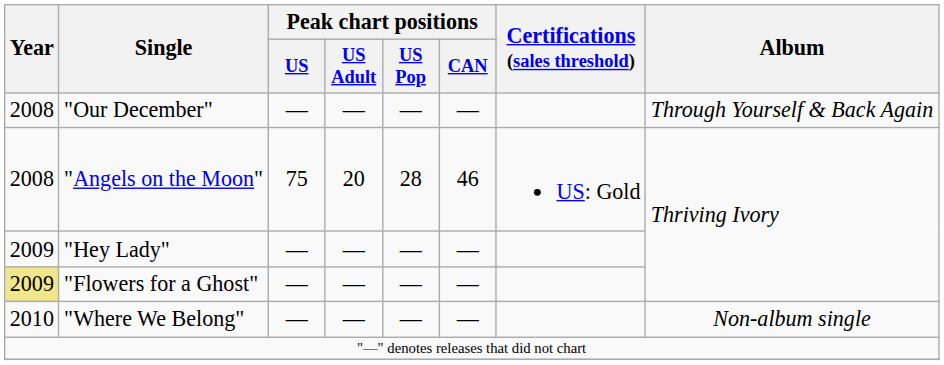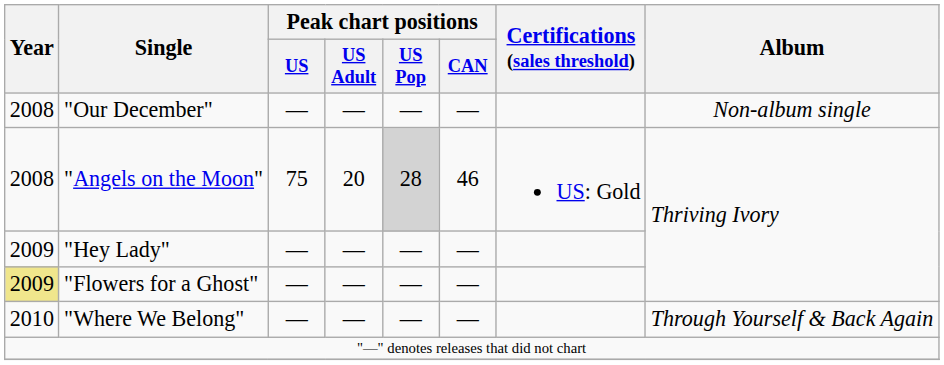(792, 109) Through Yourself & Back Again -> (792, 109) Non-album single
(411, 179) no background -> (411, 179) lightgrey background
(792, 318) Non-album single -> (792, 318) Through Yourself & Back Again
